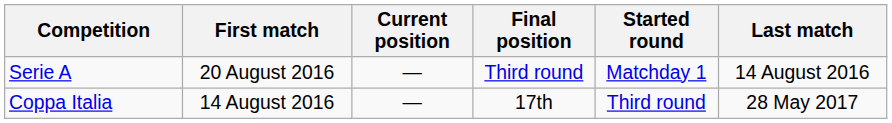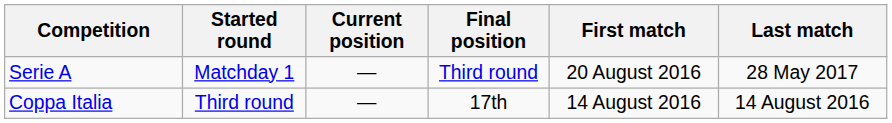columns swapped: (656, 30) <-> (267, 30)
(802, 72) 14 August 2016 -> (802, 72) 28 May 2017
(802, 103) 28 May 2017 -> (802, 103) 14 August 2016
